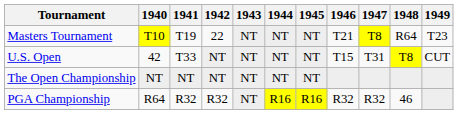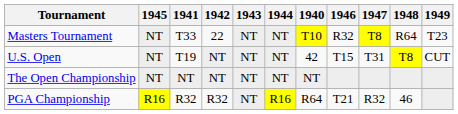columns swapped: (154, 15) <-> (312, 15)
(186, 36) T19 -> (186, 36) T33
(343, 36) T21 -> (343, 36) R32
(186, 57) T33 -> (186, 57) T19
(343, 99) R32 -> (343, 99) T21
